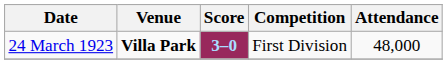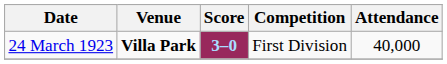(397, 45) 48,000 -> (397, 45) 40,000
